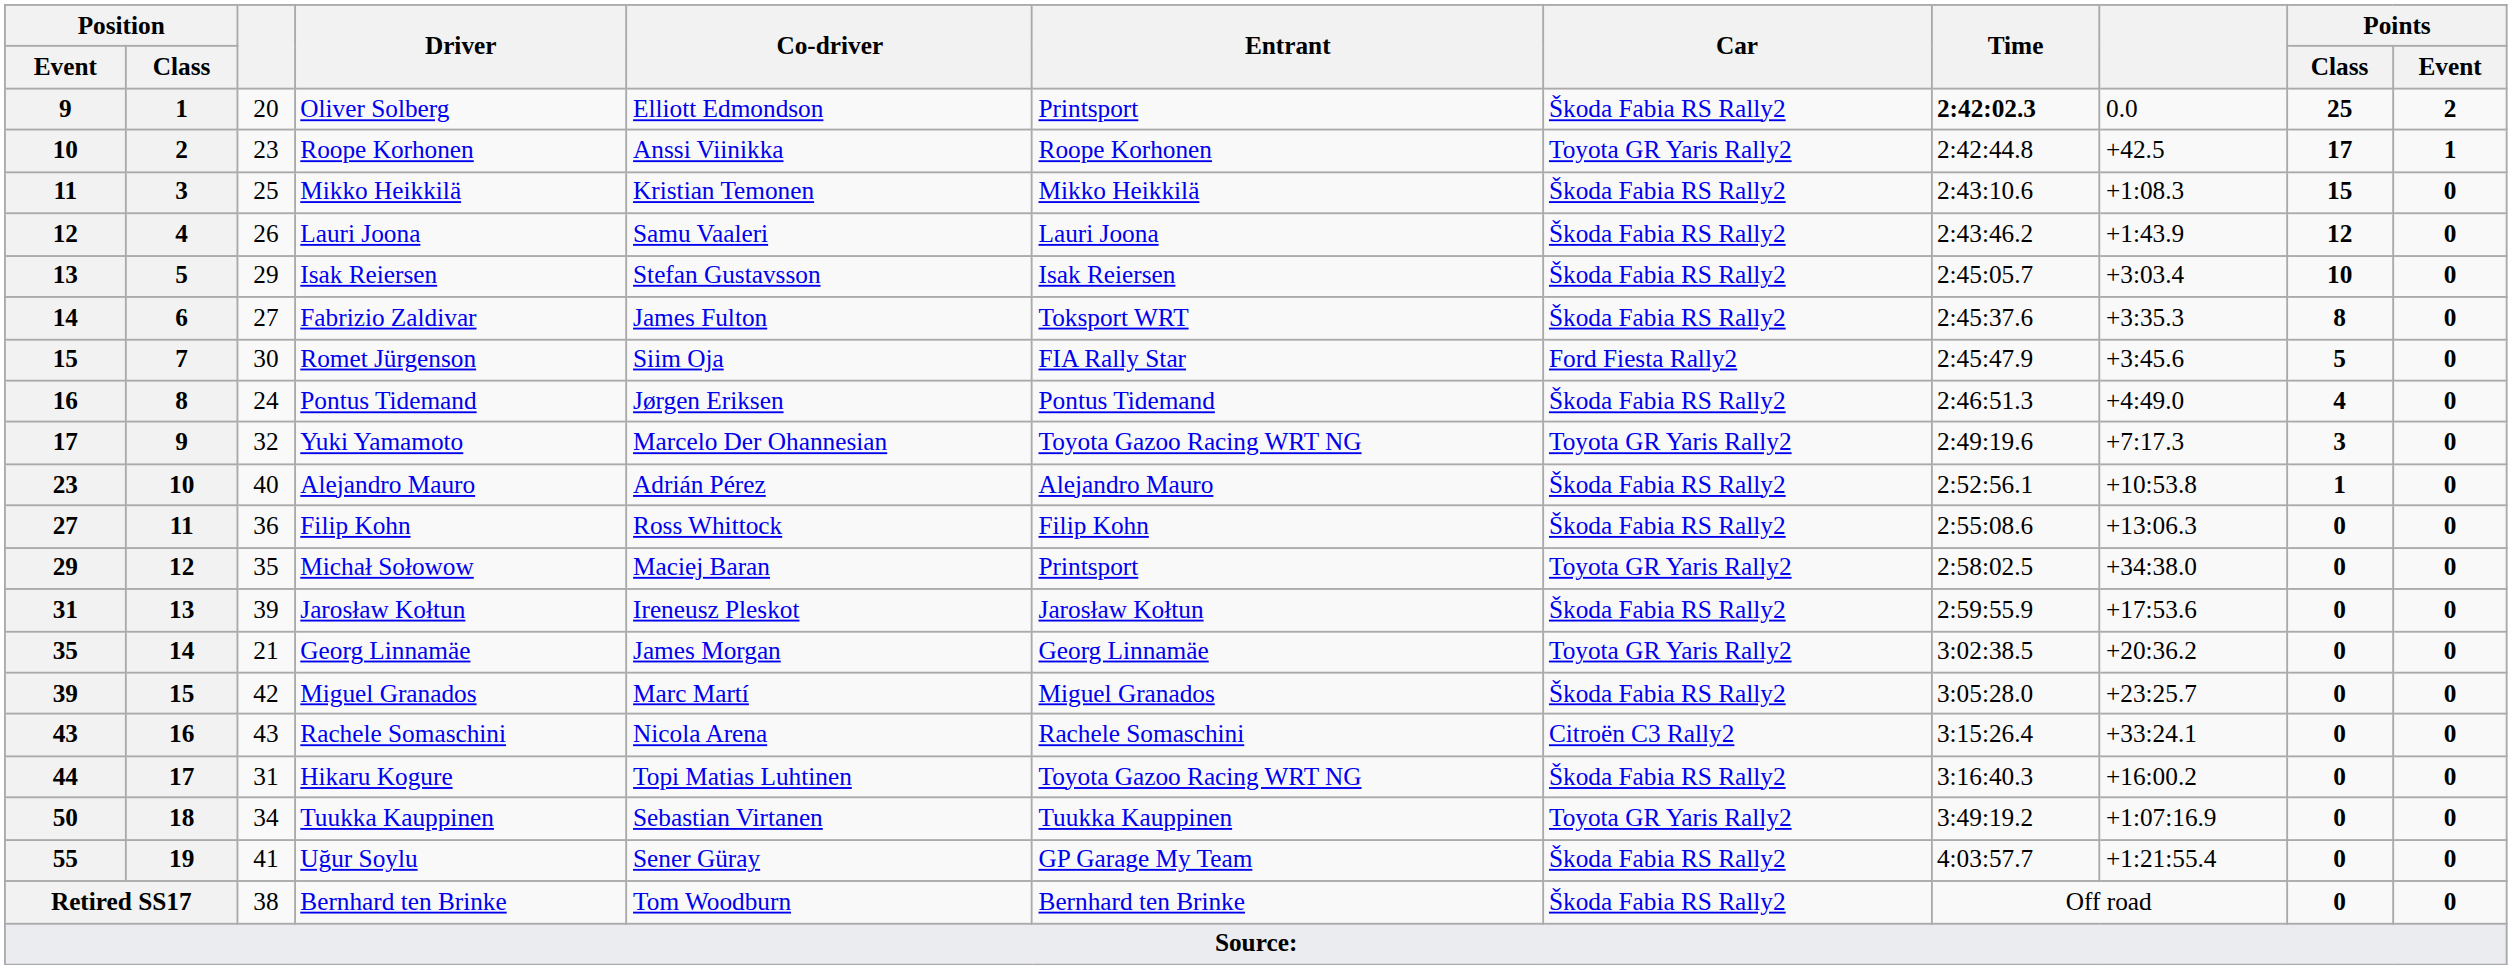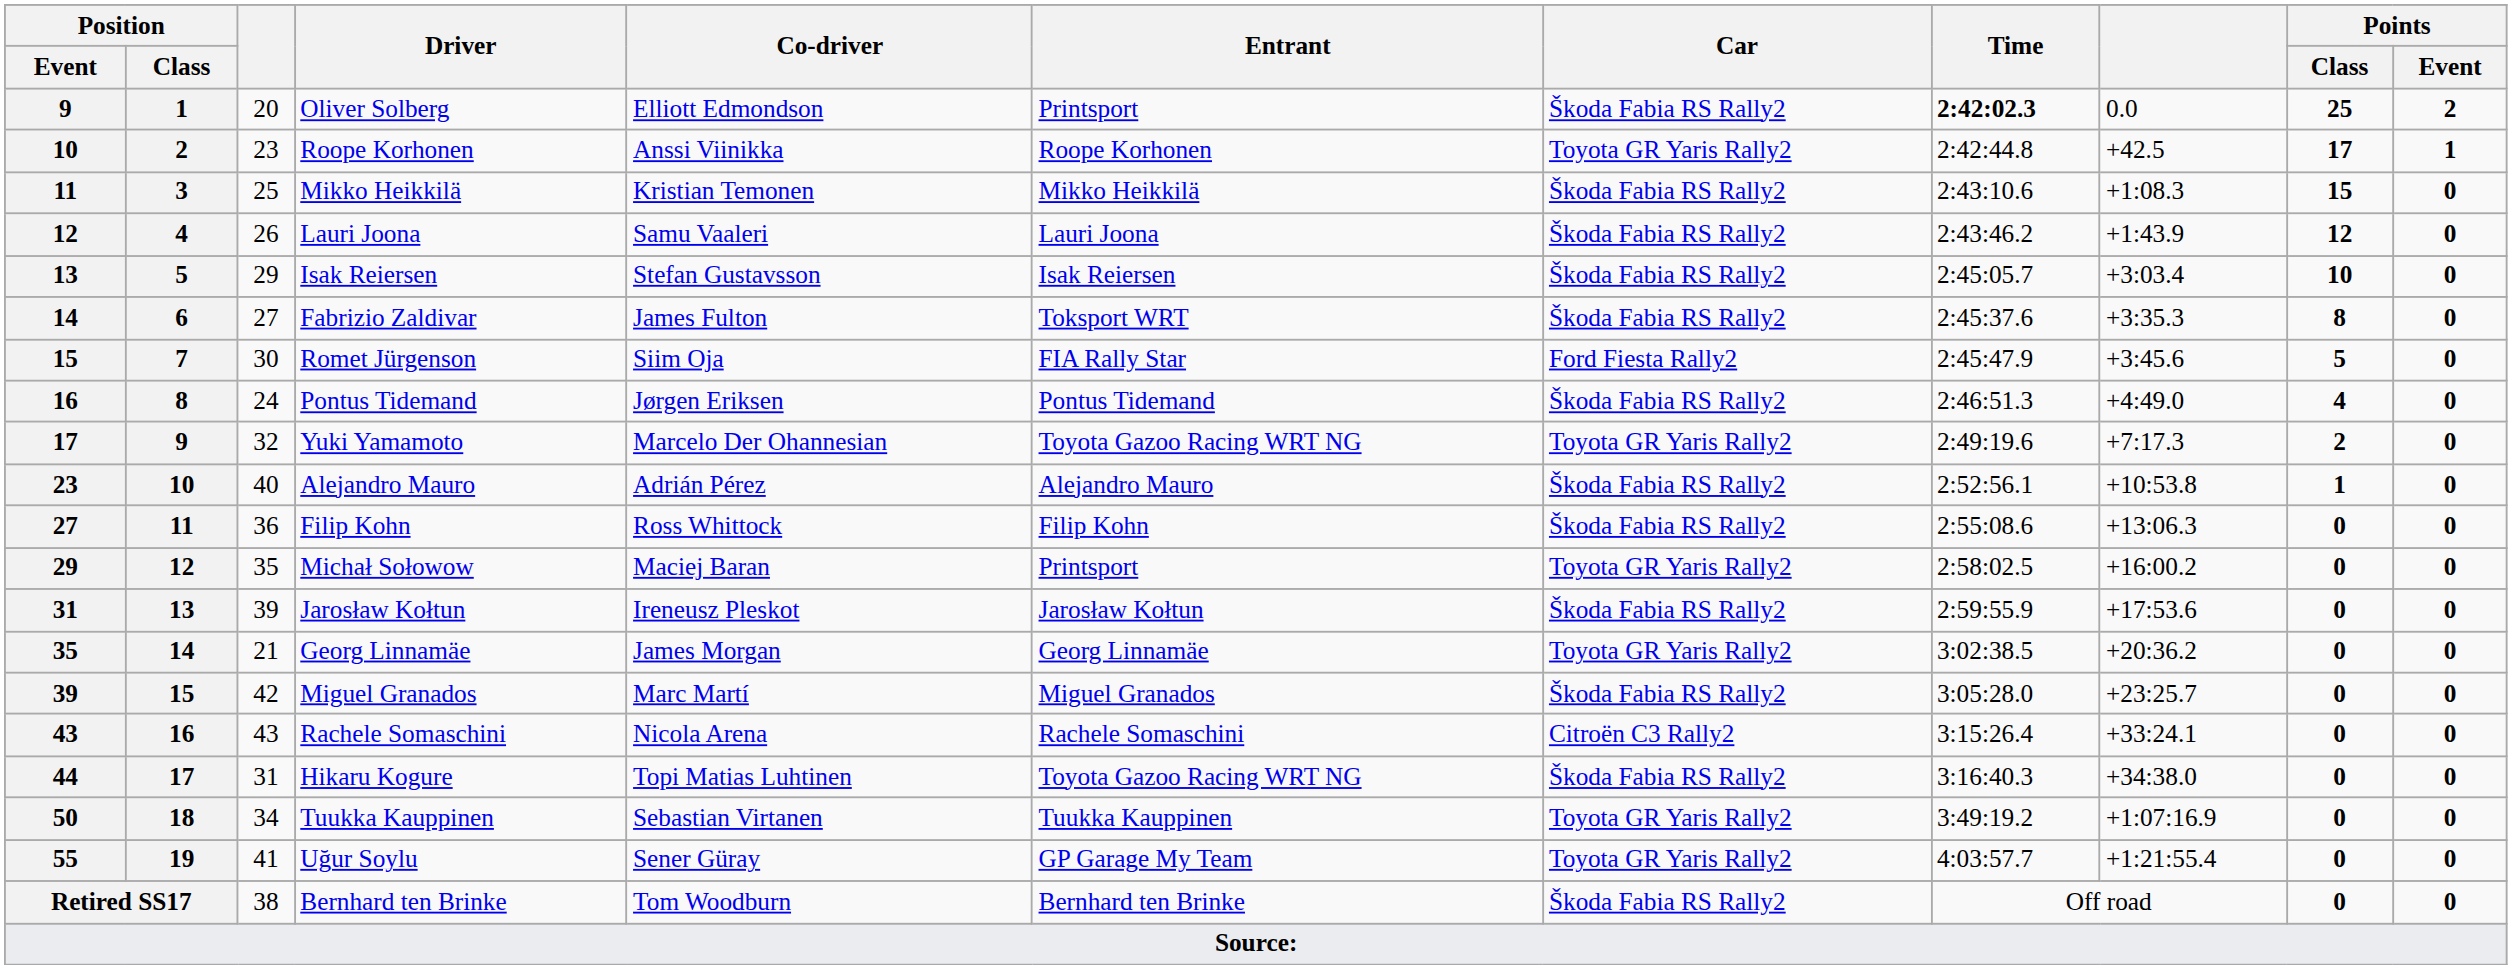(2340, 442) 3 -> (2340, 442) 2
(2151, 567) +34:38.0 -> (2151, 567) +16:00.2
(2151, 776) +16:00.2 -> (2151, 776) +34:38.0
(1667, 859) Škoda Fabia RS Rally2 -> (1670, 859) Toyota GR Yaris Rally2
